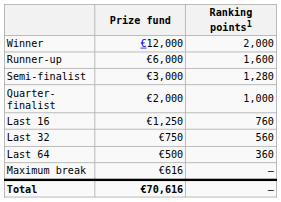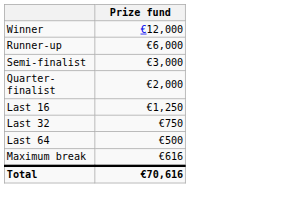- column: (231, 20)
